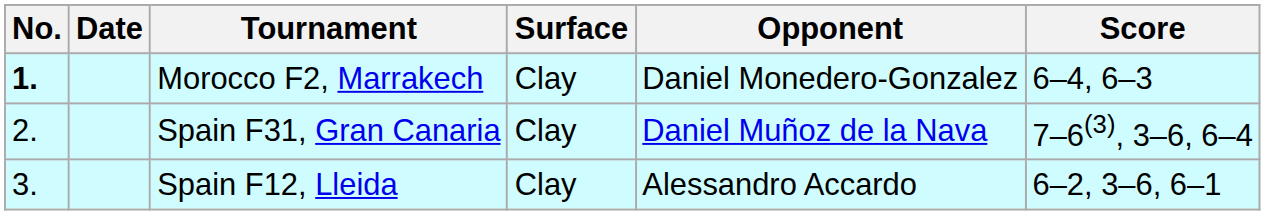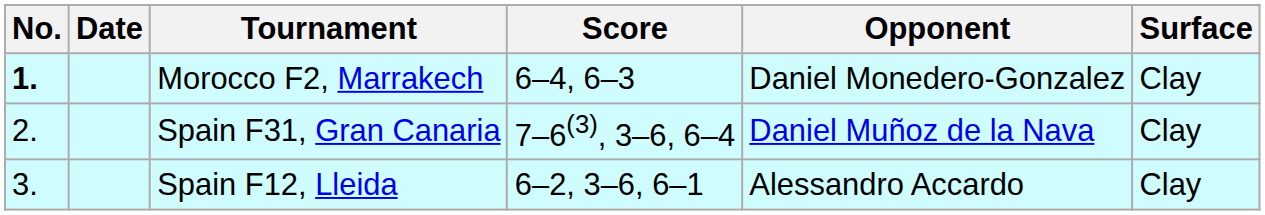columns swapped: (571, 28) <-> (1143, 28)
